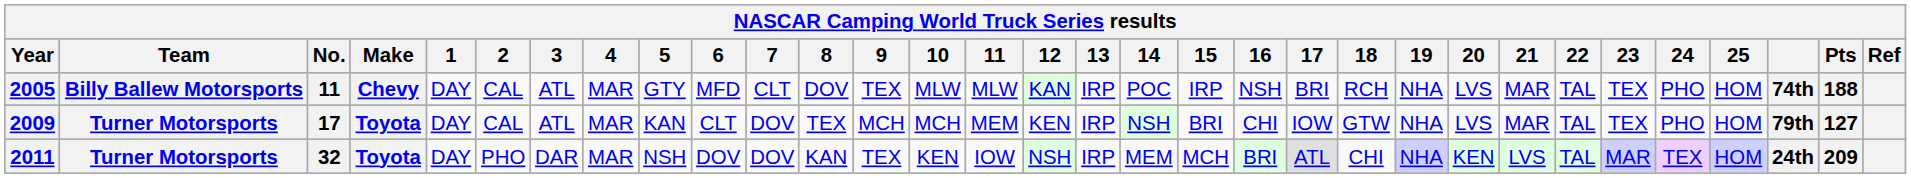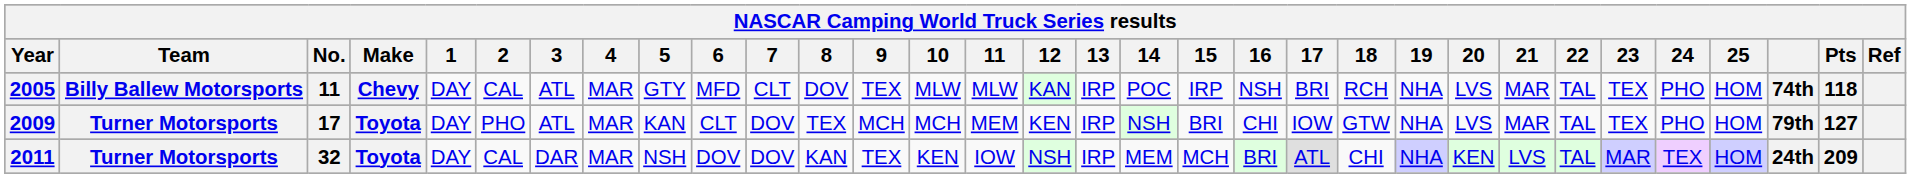(1841, 89) 188 -> (1841, 89) 118
(503, 123) CAL -> (503, 123) PHO
(503, 156) PHO -> (503, 156) CAL
